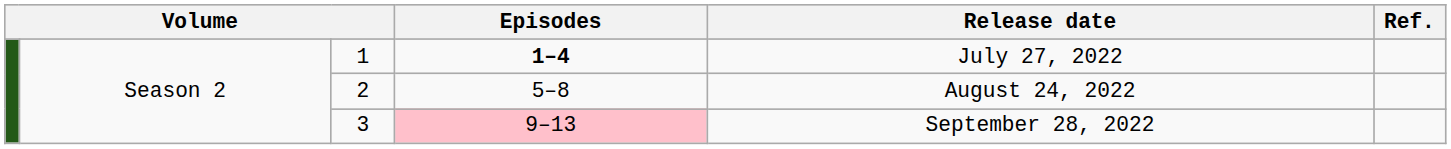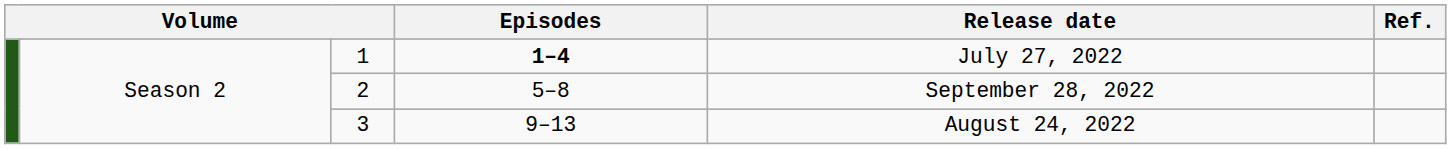(1040, 91) August 24, 2022 -> (1040, 91) September 28, 2022
(551, 126) pink background -> (551, 126) no background
(1040, 126) September 28, 2022 -> (1040, 126) August 24, 2022
